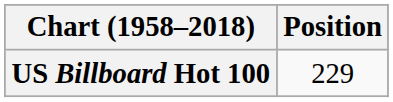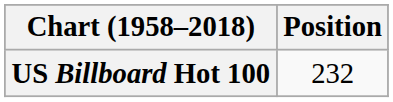(333, 72) 229 -> (333, 72) 232
